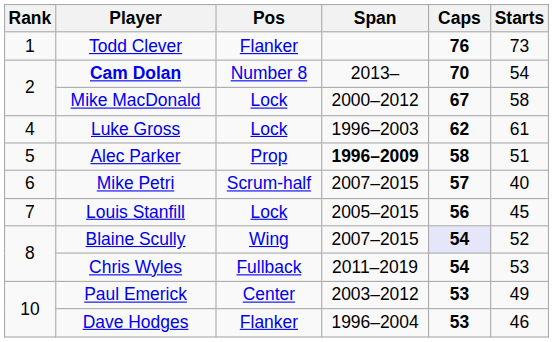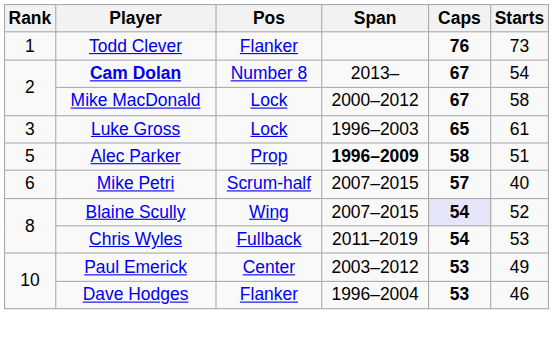(459, 73) 70 -> (459, 73) 67
(30, 128) 4 -> (30, 128) 3
(459, 128) 62 -> (459, 128) 65
- row: (136, 211)
